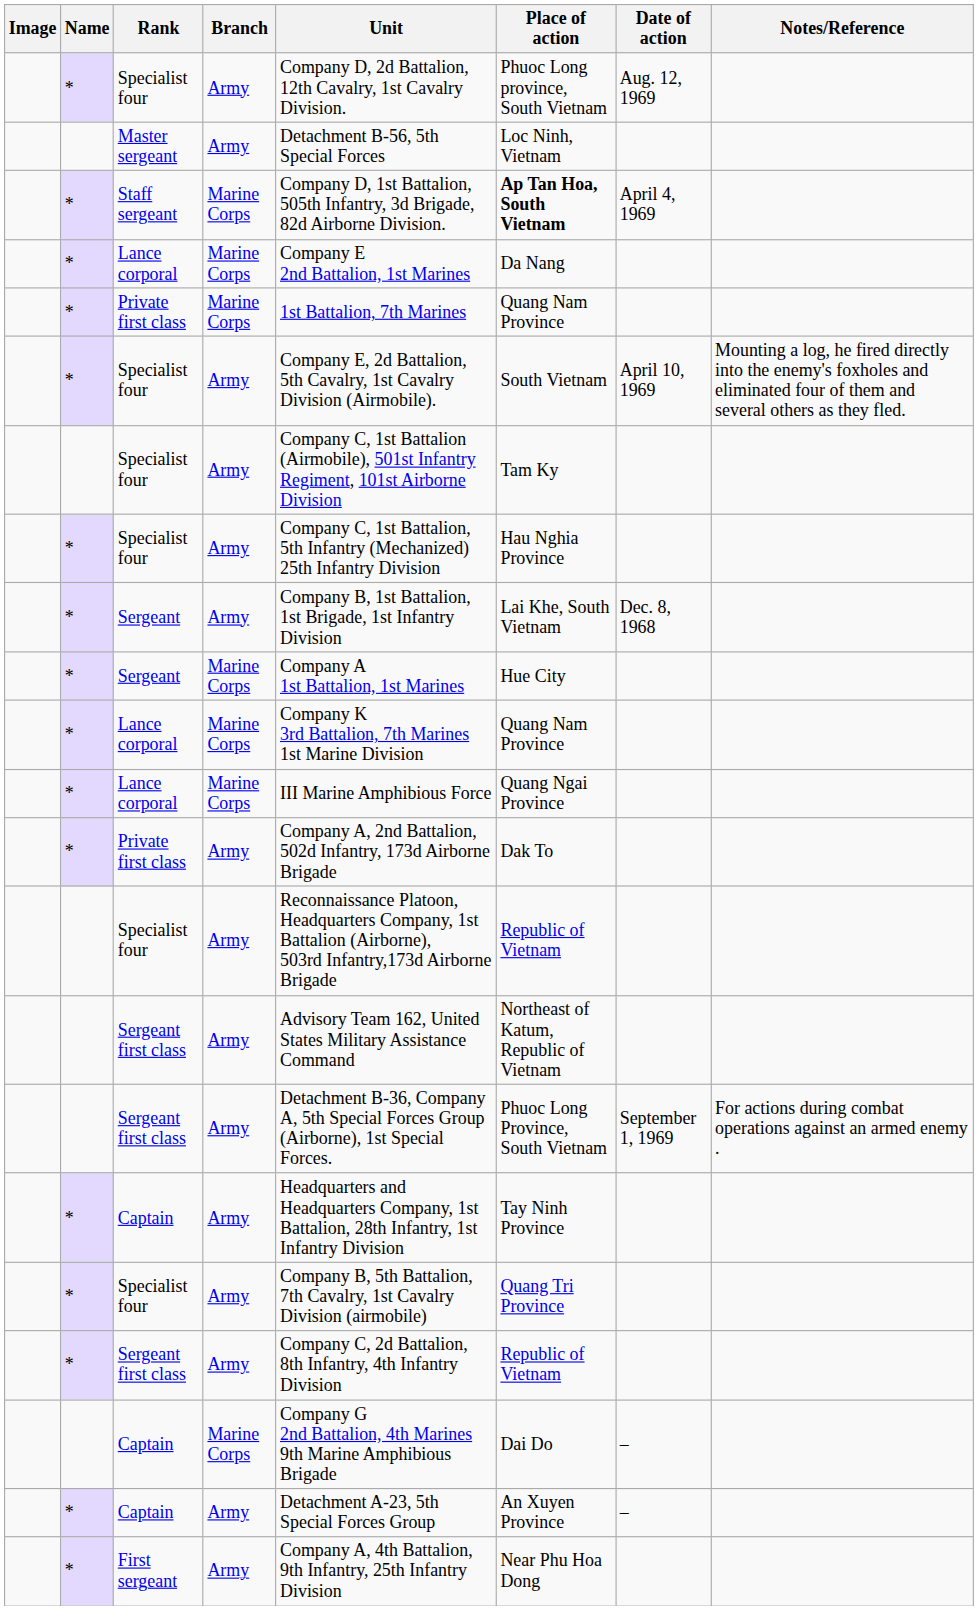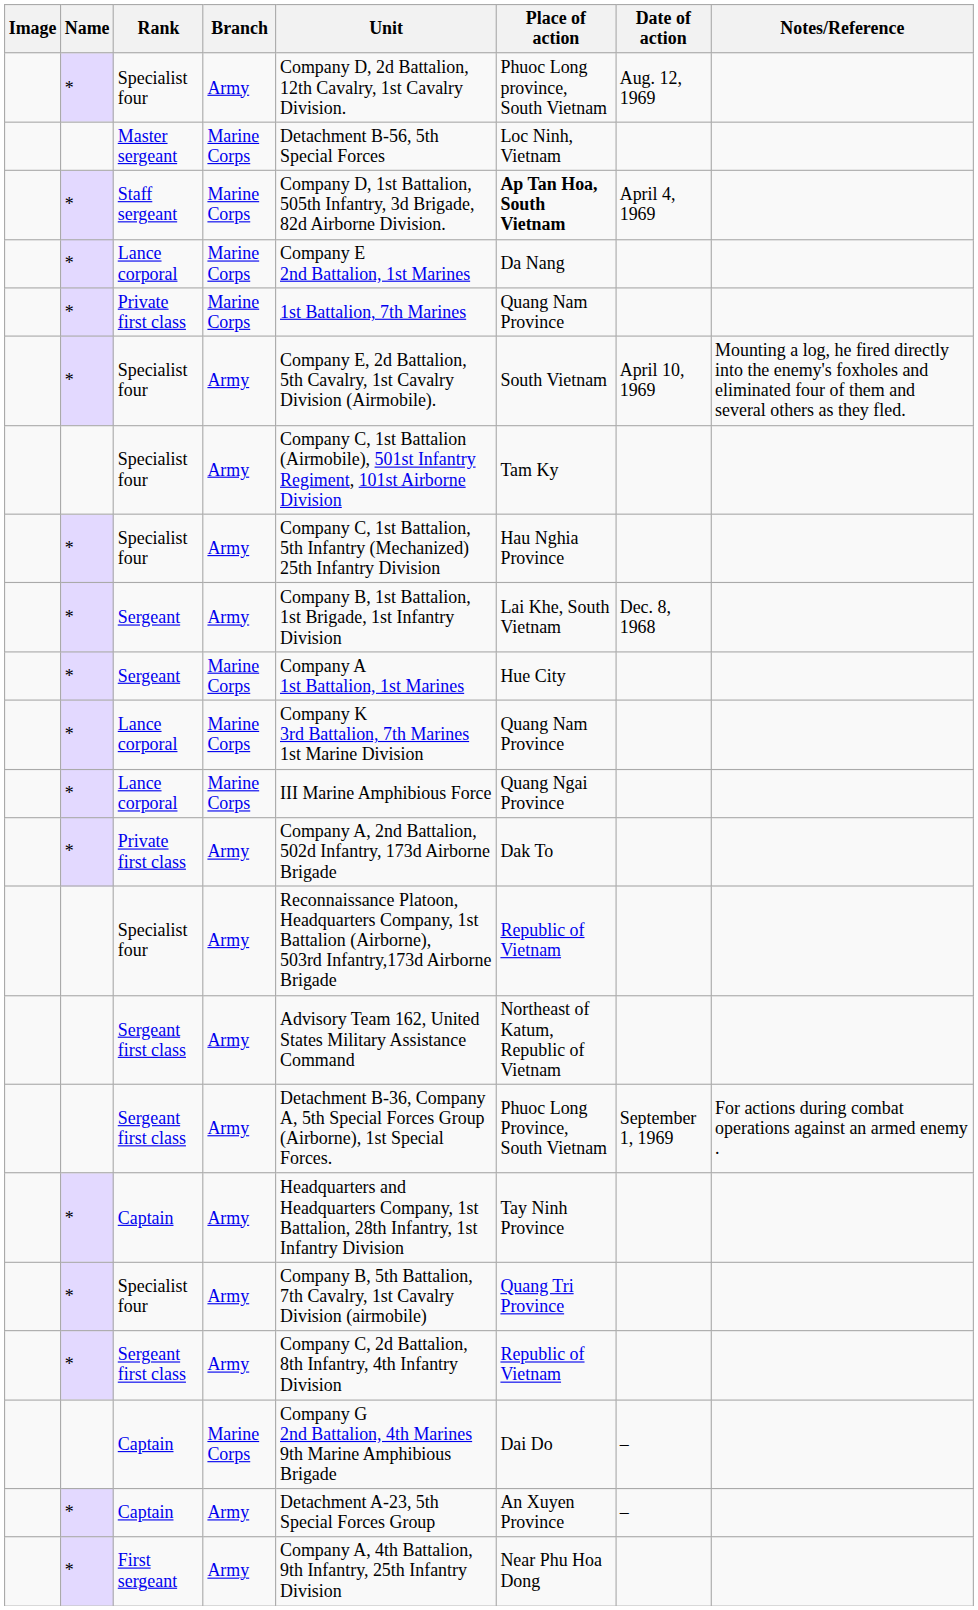(228, 146) Army -> (233, 146) Marine Corps
